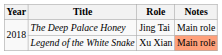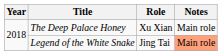(155, 27) Jing Tai -> (156, 27) Xu Xian
(156, 43) Xu Xian -> (155, 43) Jing Tai
